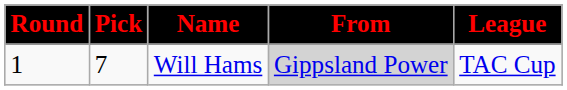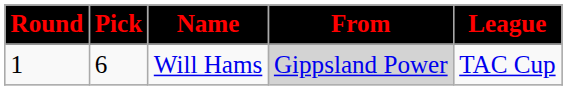(101, 64) 7 -> (101, 64) 6
